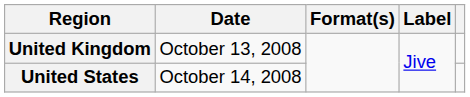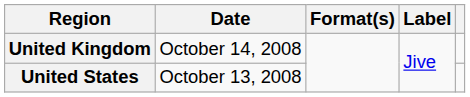(230, 48) October 13, 2008 -> (230, 48) October 14, 2008
(230, 77) October 14, 2008 -> (230, 77) October 13, 2008
